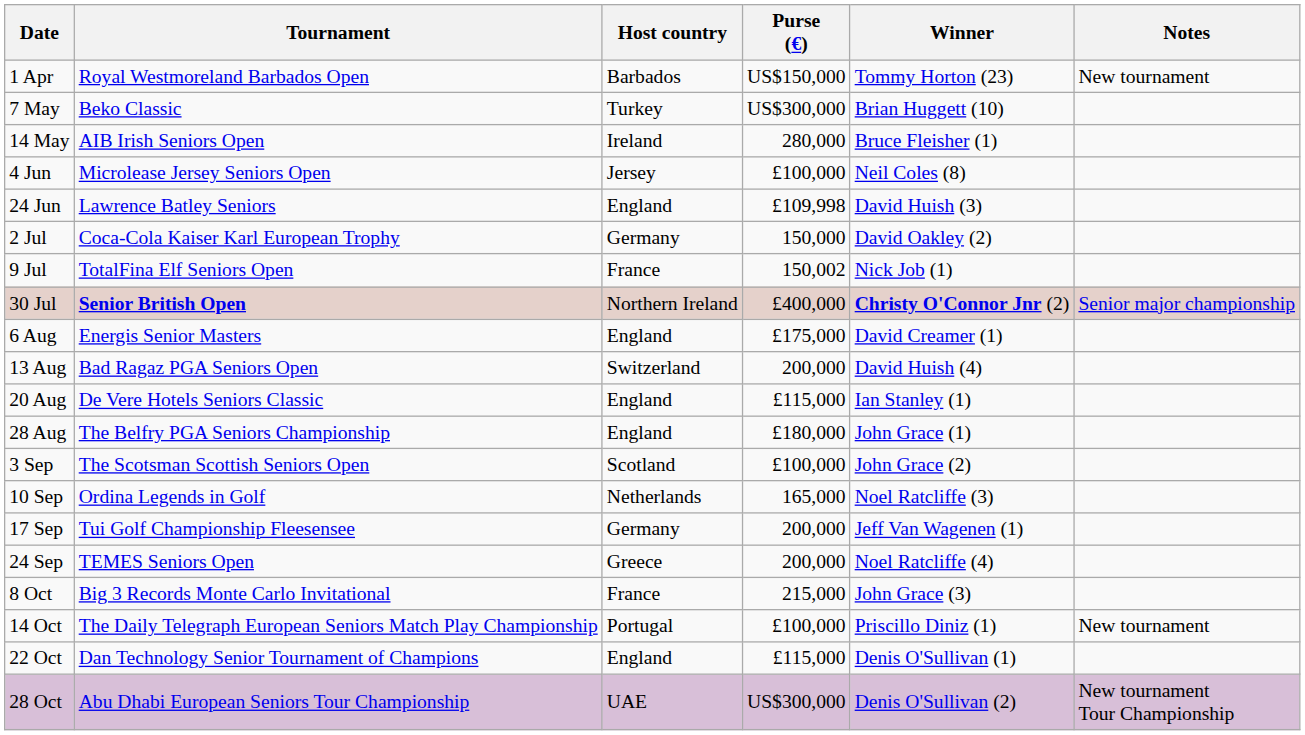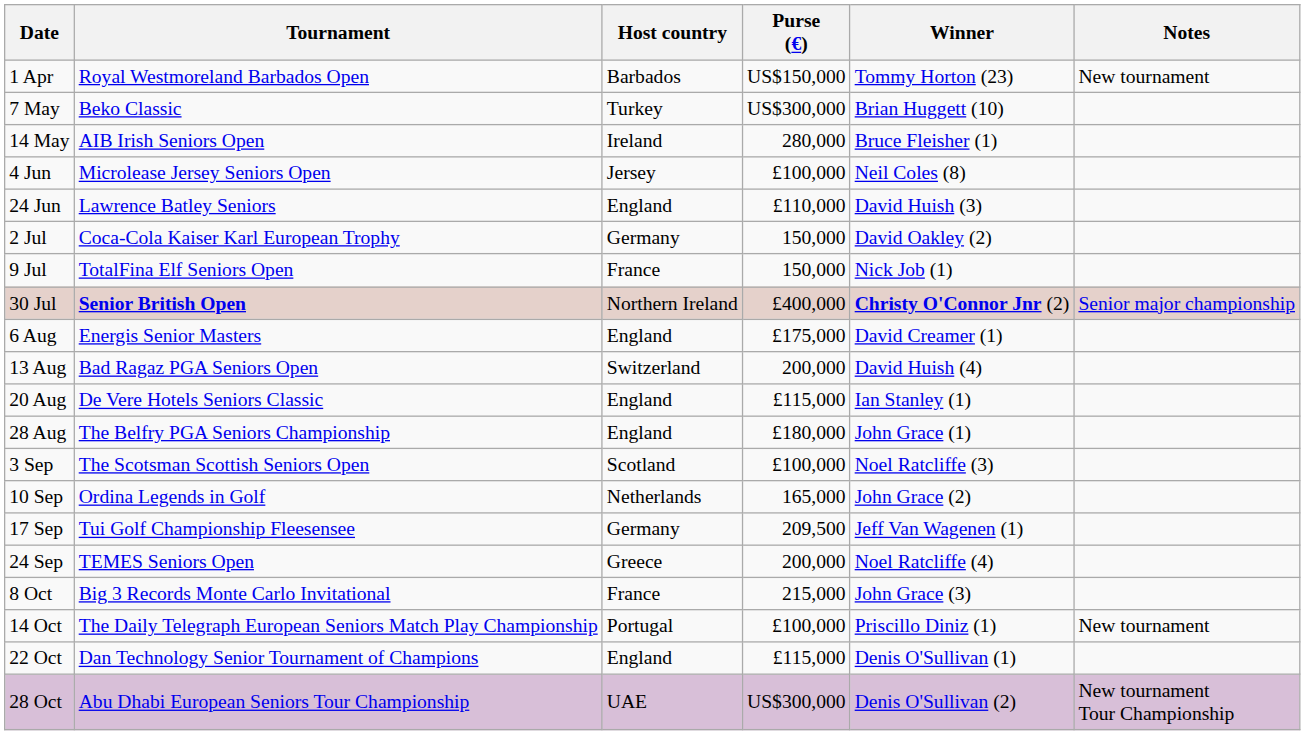(809, 205) £109,998 -> (809, 205) £110,000
(814, 270) 150,002 -> (814, 270) 150,000
(913, 464) John Grace (2) -> (924, 464) Noel Ratcliffe (3)
(924, 496) Noel Ratcliffe (3) -> (913, 496) John Grace (2)
(814, 529) 200,000 -> (814, 529) 209,500
